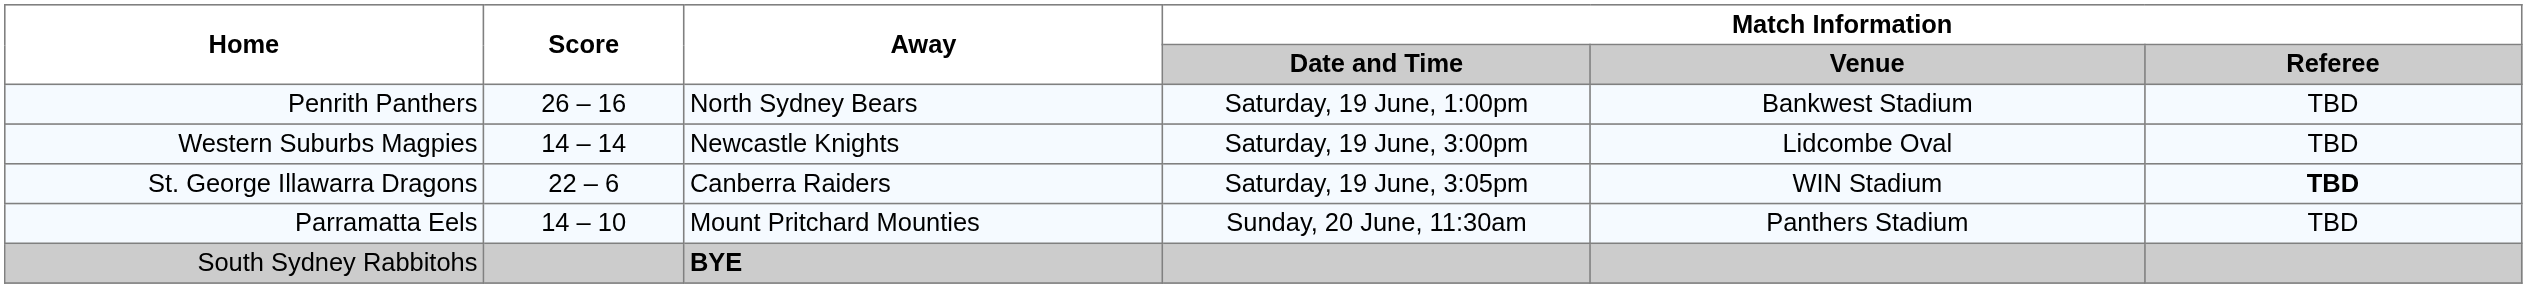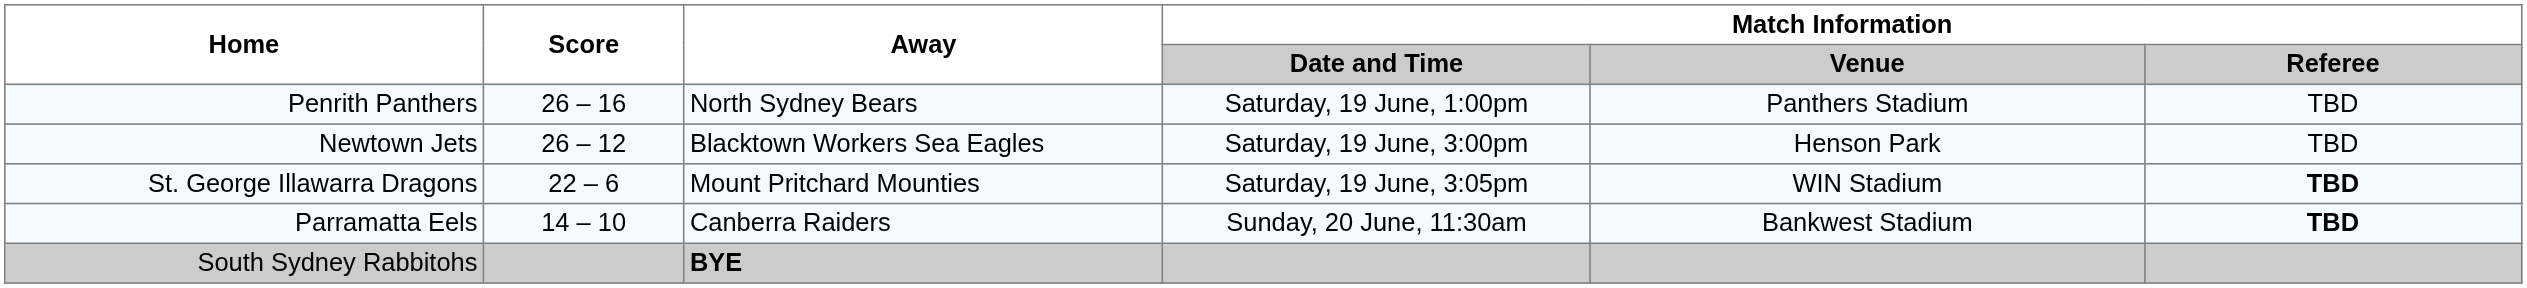(1867, 103) Bankwest Stadium -> (1867, 103) Panthers Stadium
- row: (328, 143)
+ row: (398, 143)
(790, 183) Canberra Raiders -> (835, 183) Mount Pritchard Mounties
(835, 223) Mount Pritchard Mounties -> (790, 223) Canberra Raiders
(1867, 223) Panthers Stadium -> (1867, 223) Bankwest Stadium
(2333, 223) normal -> (2333, 223) bold
